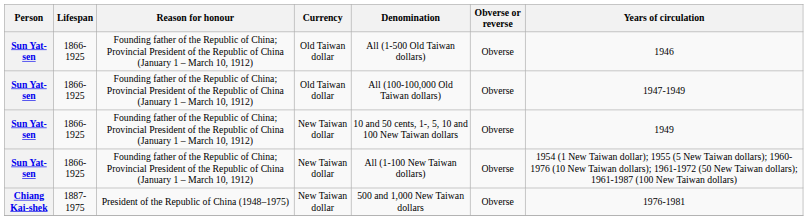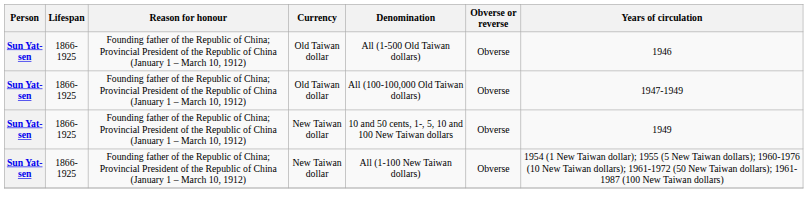- row: (29, 202)
